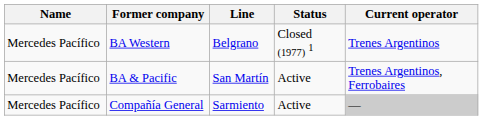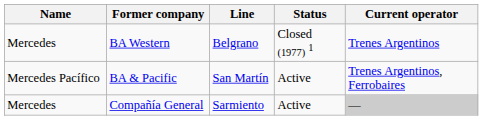(54, 42) Mercedes Pacífico -> (32, 42) Mercedes
(54, 105) Mercedes Pacífico -> (32, 105) Mercedes
